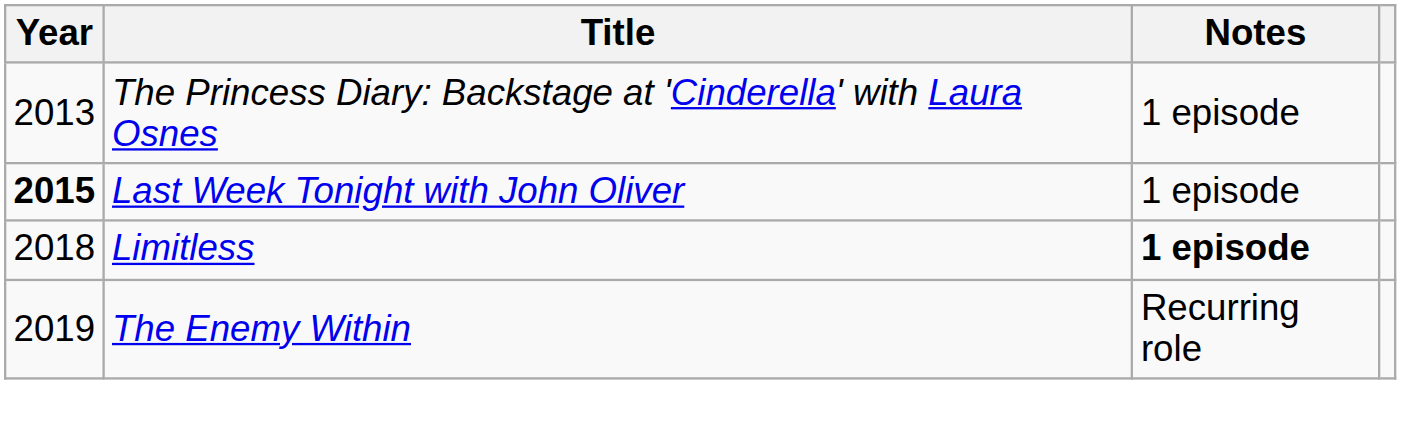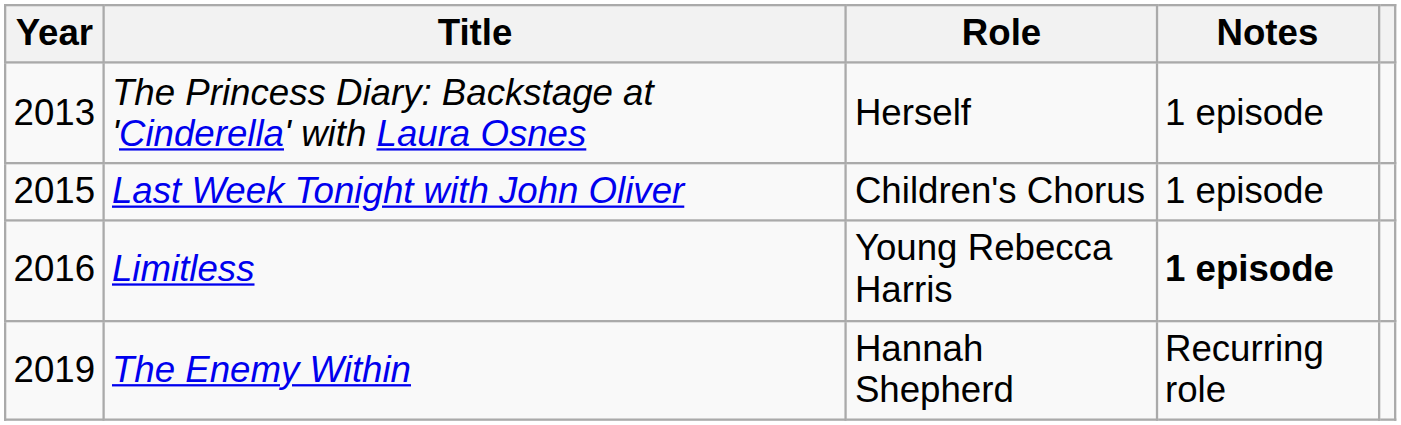+ column: (1001, 33)
(54, 190) bold -> (54, 190) normal
(54, 249) 2018 -> (54, 269) 2016
